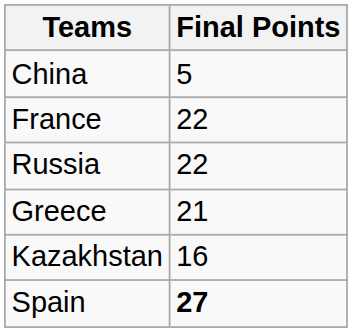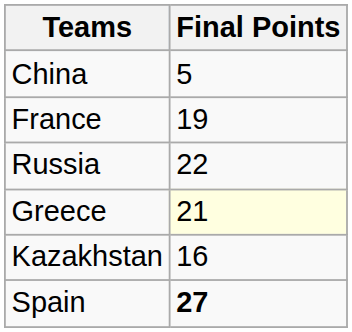(192, 119) 22 -> (192, 119) 19
(192, 211) no background -> (192, 211) lightyellow background
